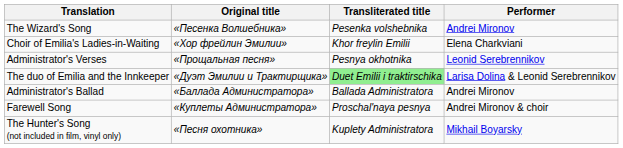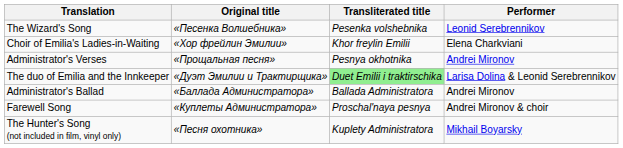(480, 28) Andrei Mironov -> (495, 28) Leonid Serebrennikov
(495, 60) Leonid Serebrennikov -> (480, 60) Andrei Mironov
